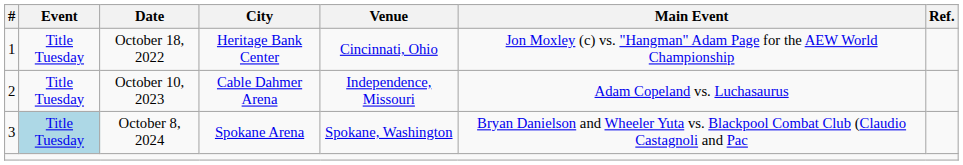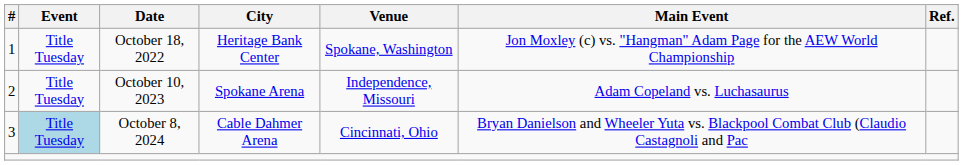(389, 49) Cincinnati, Ohio -> (389, 49) Spokane, Washington
(260, 90) Cable Dahmer Arena -> (260, 90) Spokane Arena
(260, 132) Spokane Arena -> (260, 132) Cable Dahmer Arena
(389, 132) Spokane, Washington -> (389, 132) Cincinnati, Ohio
